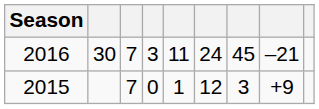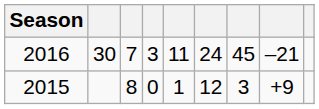(132, 86) 7 -> (132, 86) 8
